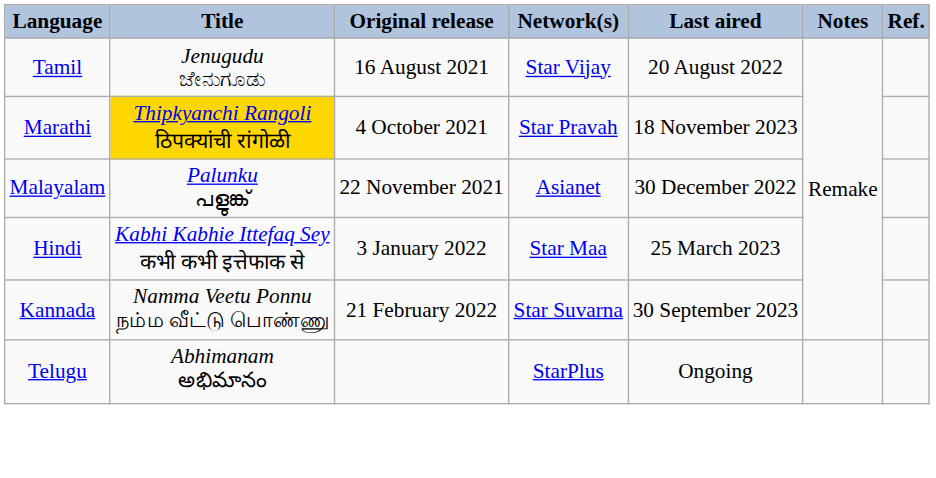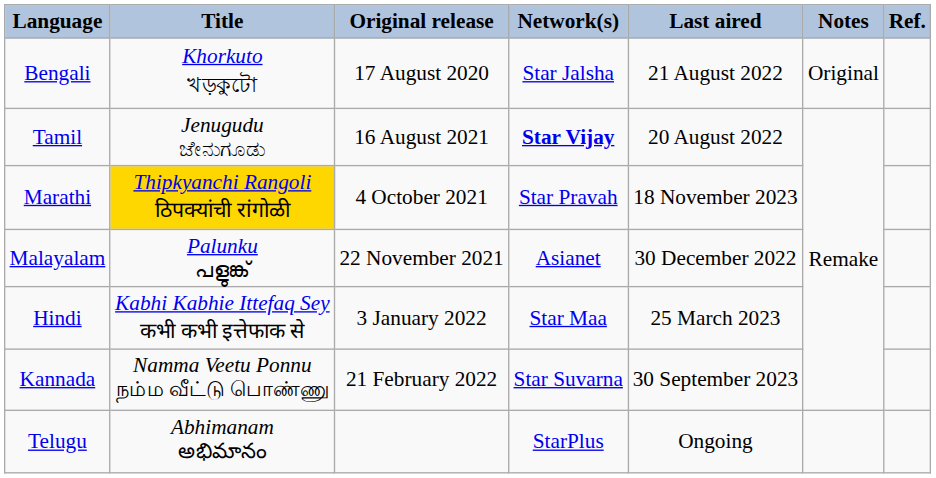+ row: (57, 73)
(568, 67) normal -> (568, 136) bold
